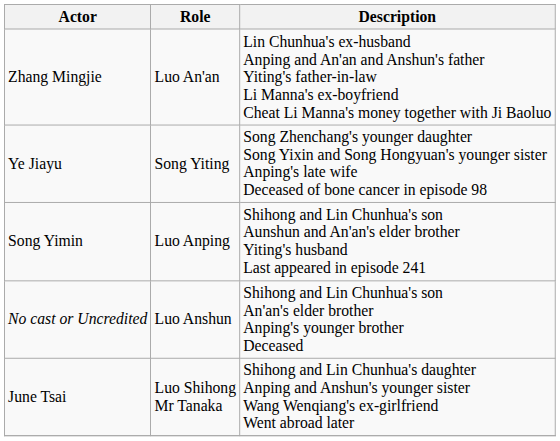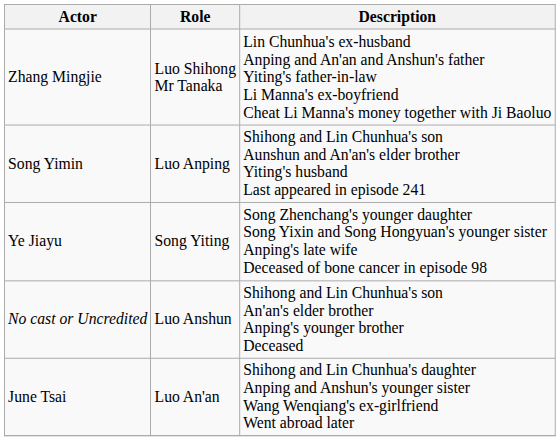(187, 77) Luo An'an -> (195, 77) Luo Shihong Mr Tanaka
rows swapped: (45, 241) <-> (35, 163)
(195, 397) Luo Shihong Mr Tanaka -> (187, 397) Luo An'an
